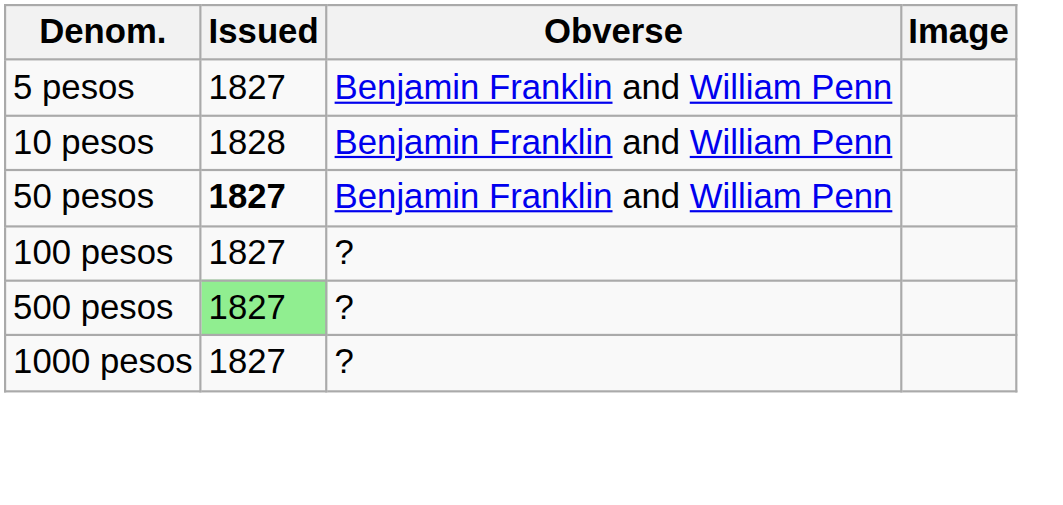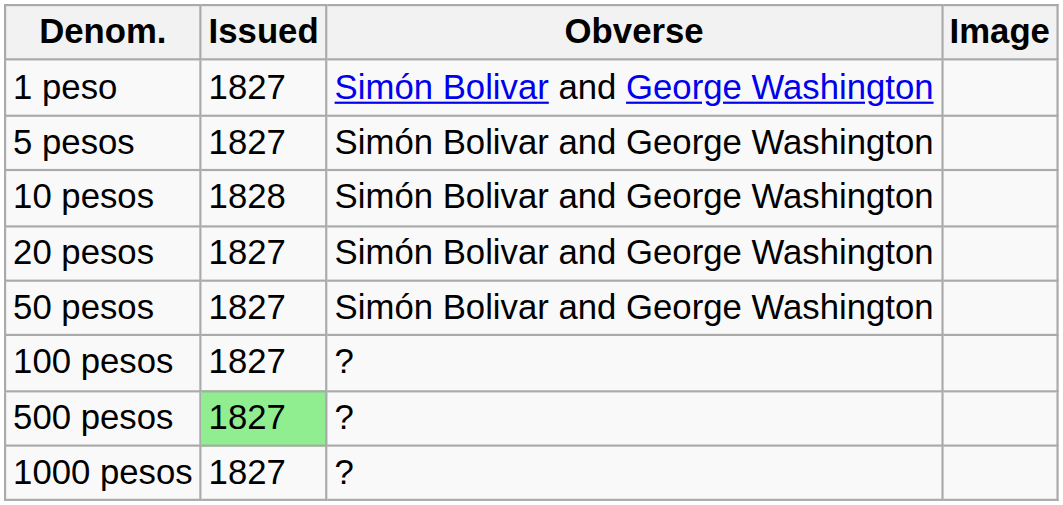+ row: (65, 87)
(613, 87) Benjamin Franklin and William Penn -> (634, 142) Simón Bolivar and George Washington
(613, 142) Benjamin Franklin and William Penn -> (634, 197) Simón Bolivar and George Washington
+ row: (84, 252)
(247, 197) bold -> (247, 307) normal
(613, 197) Benjamin Franklin and William Penn -> (634, 307) Simón Bolivar and George Washington
